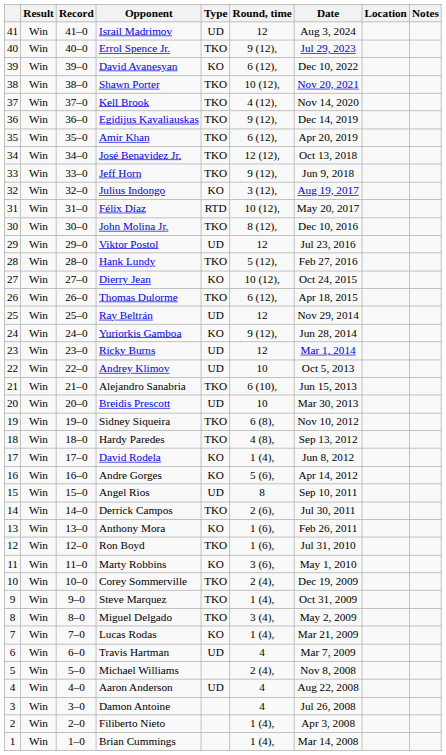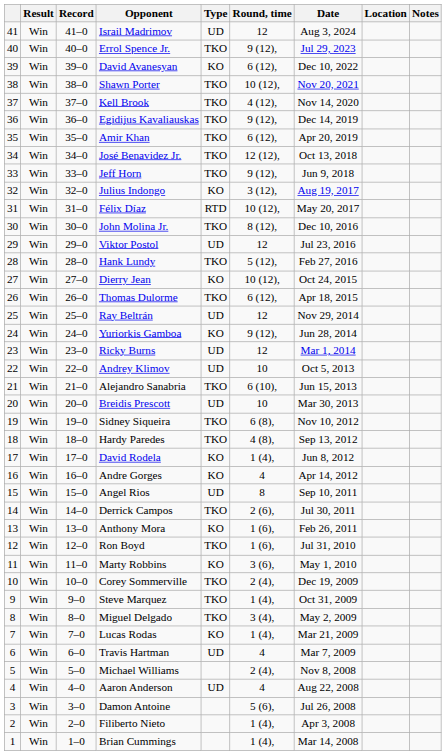(262, 475) 5 (6), -> (262, 475) 4
(262, 706) 4 -> (262, 706) 5 (6),
